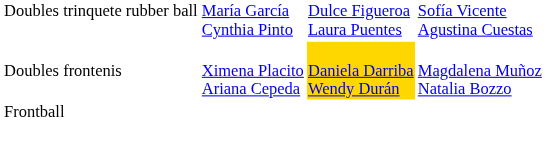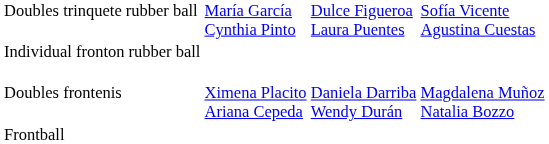+ row: (102, 52)
(361, 79) gold background -> (364, 102) no background
